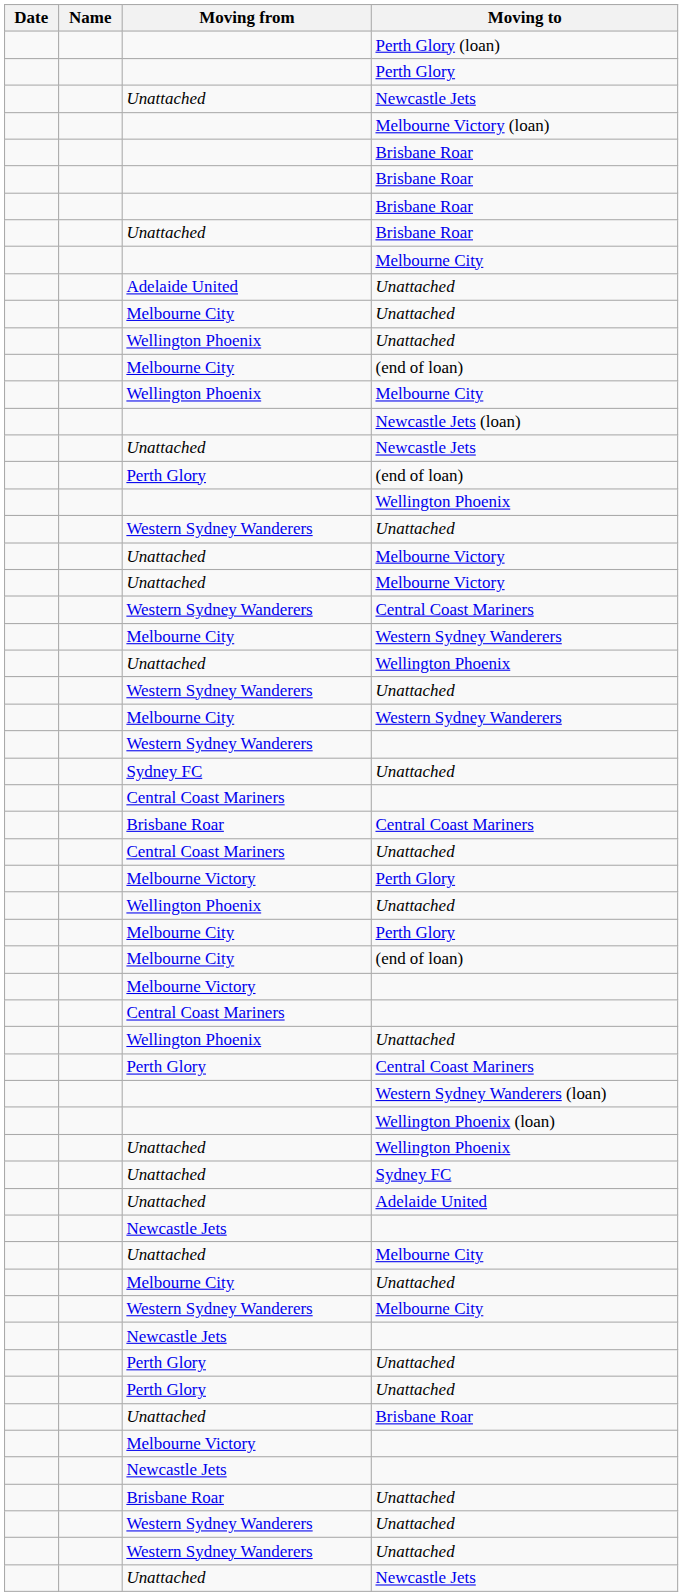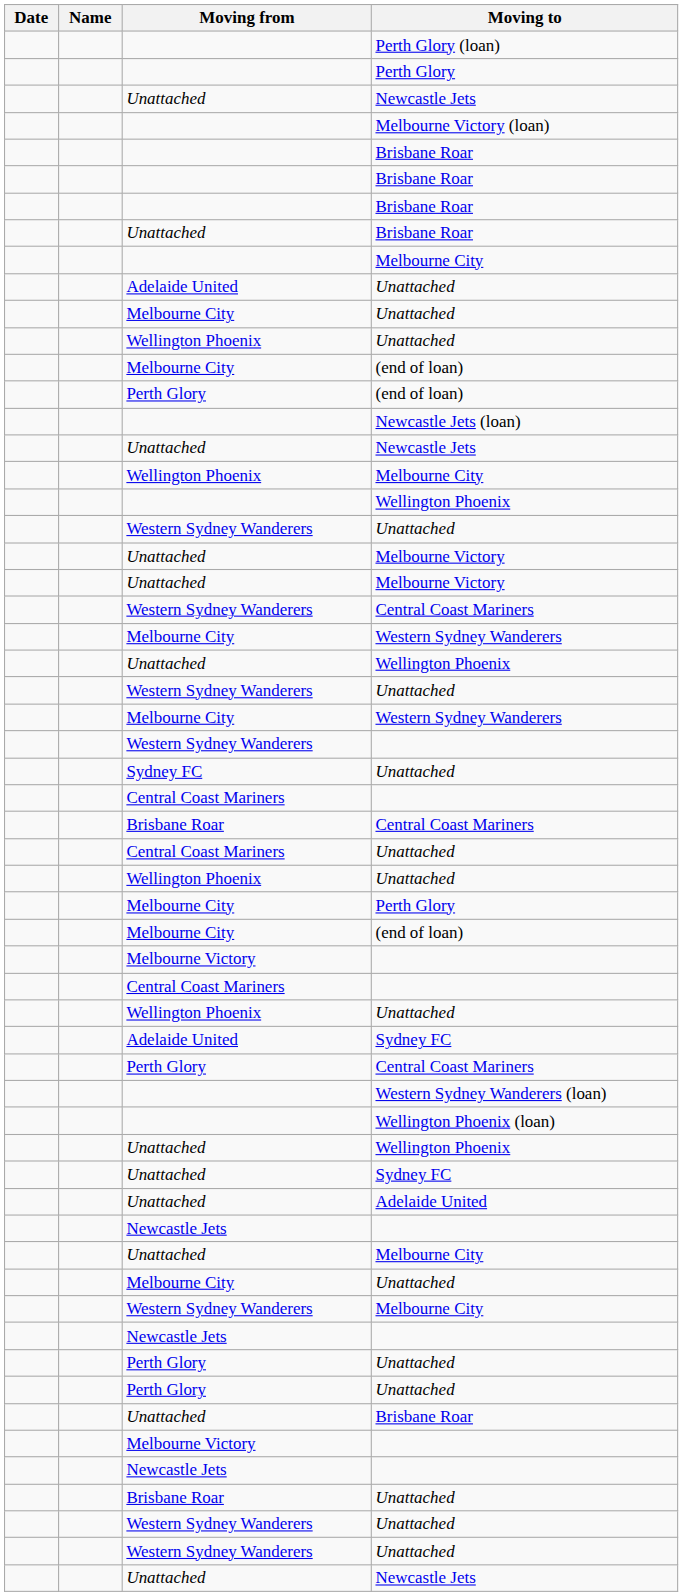rows swapped: (166, 475) <-> (194, 394)
- row: (191, 878)
+ row: (182, 1040)
